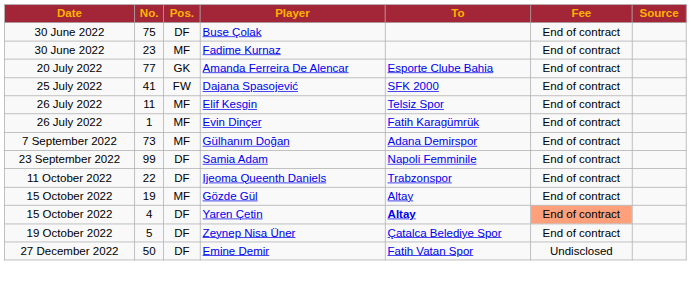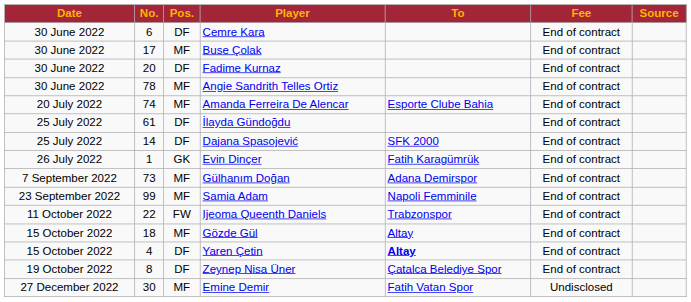+ row: (234, 31)
(149, 31) 75 -> (149, 50) 17
(182, 31) DF -> (182, 50) MF
(149, 50) 23 -> (149, 68) 20
(182, 50) MF -> (182, 68) DF
+ row: (270, 86)
(149, 68) 77 -> (149, 104) 74
(182, 68) GK -> (182, 104) MF
+ row: (246, 123)
(149, 86) 41 -> (149, 141) 14
(182, 86) FW -> (182, 141) DF
- row: (230, 104)
(182, 123) MF -> (182, 159) GK
(182, 159) DF -> (182, 196) MF
(182, 178) DF -> (182, 214) FW
(149, 196) 19 -> (149, 232) 18
(581, 214) lightsalmon background -> (581, 251) no background
(149, 232) 5 -> (149, 269) 8
(149, 251) 50 -> (149, 287) 30
(182, 251) DF -> (182, 287) MF
